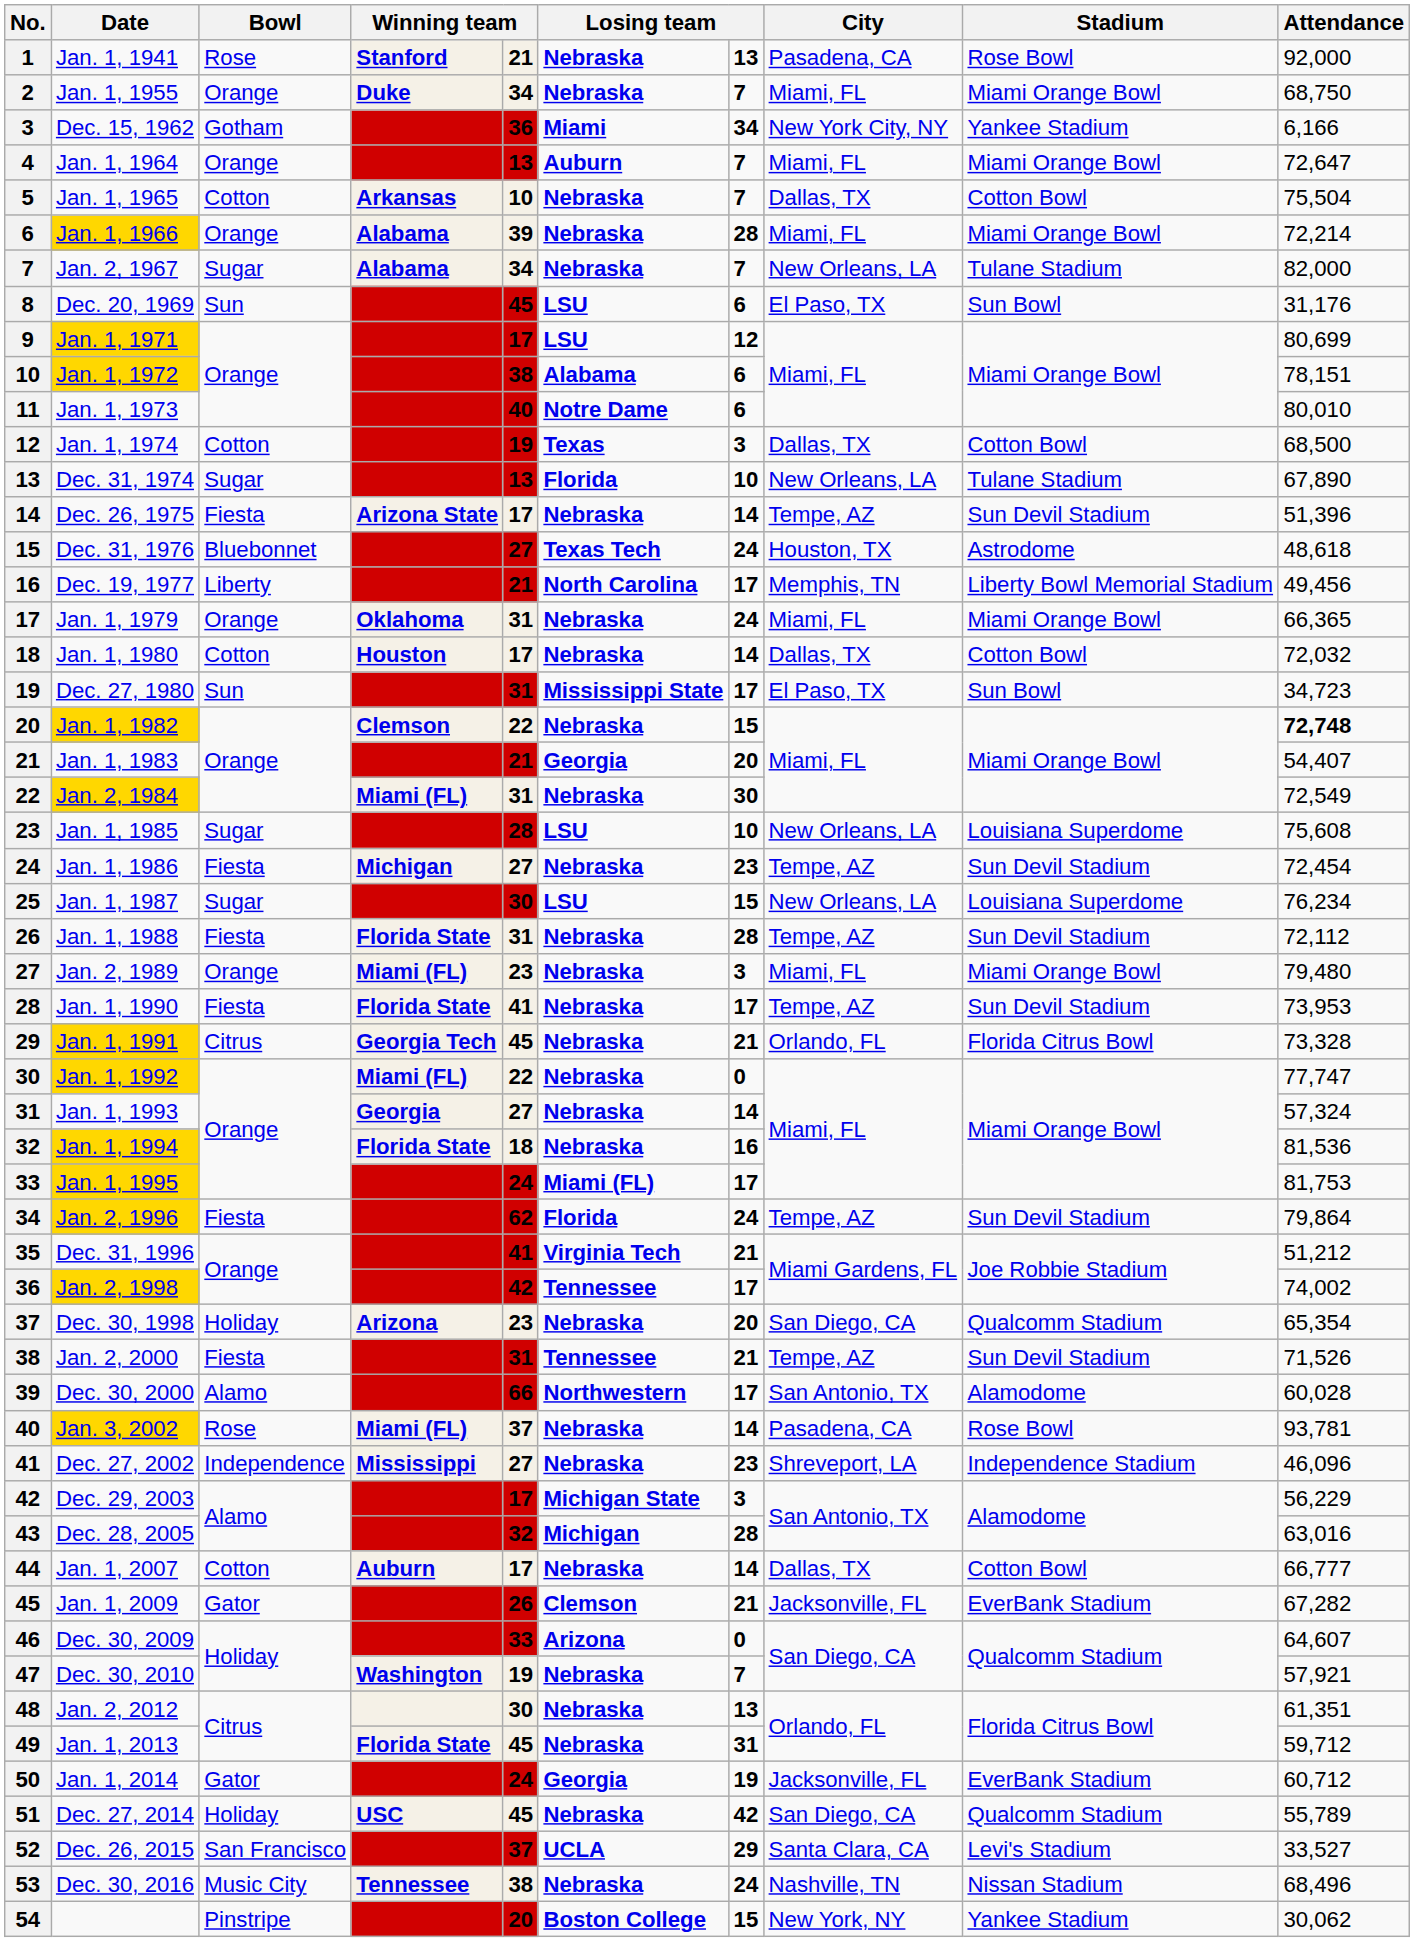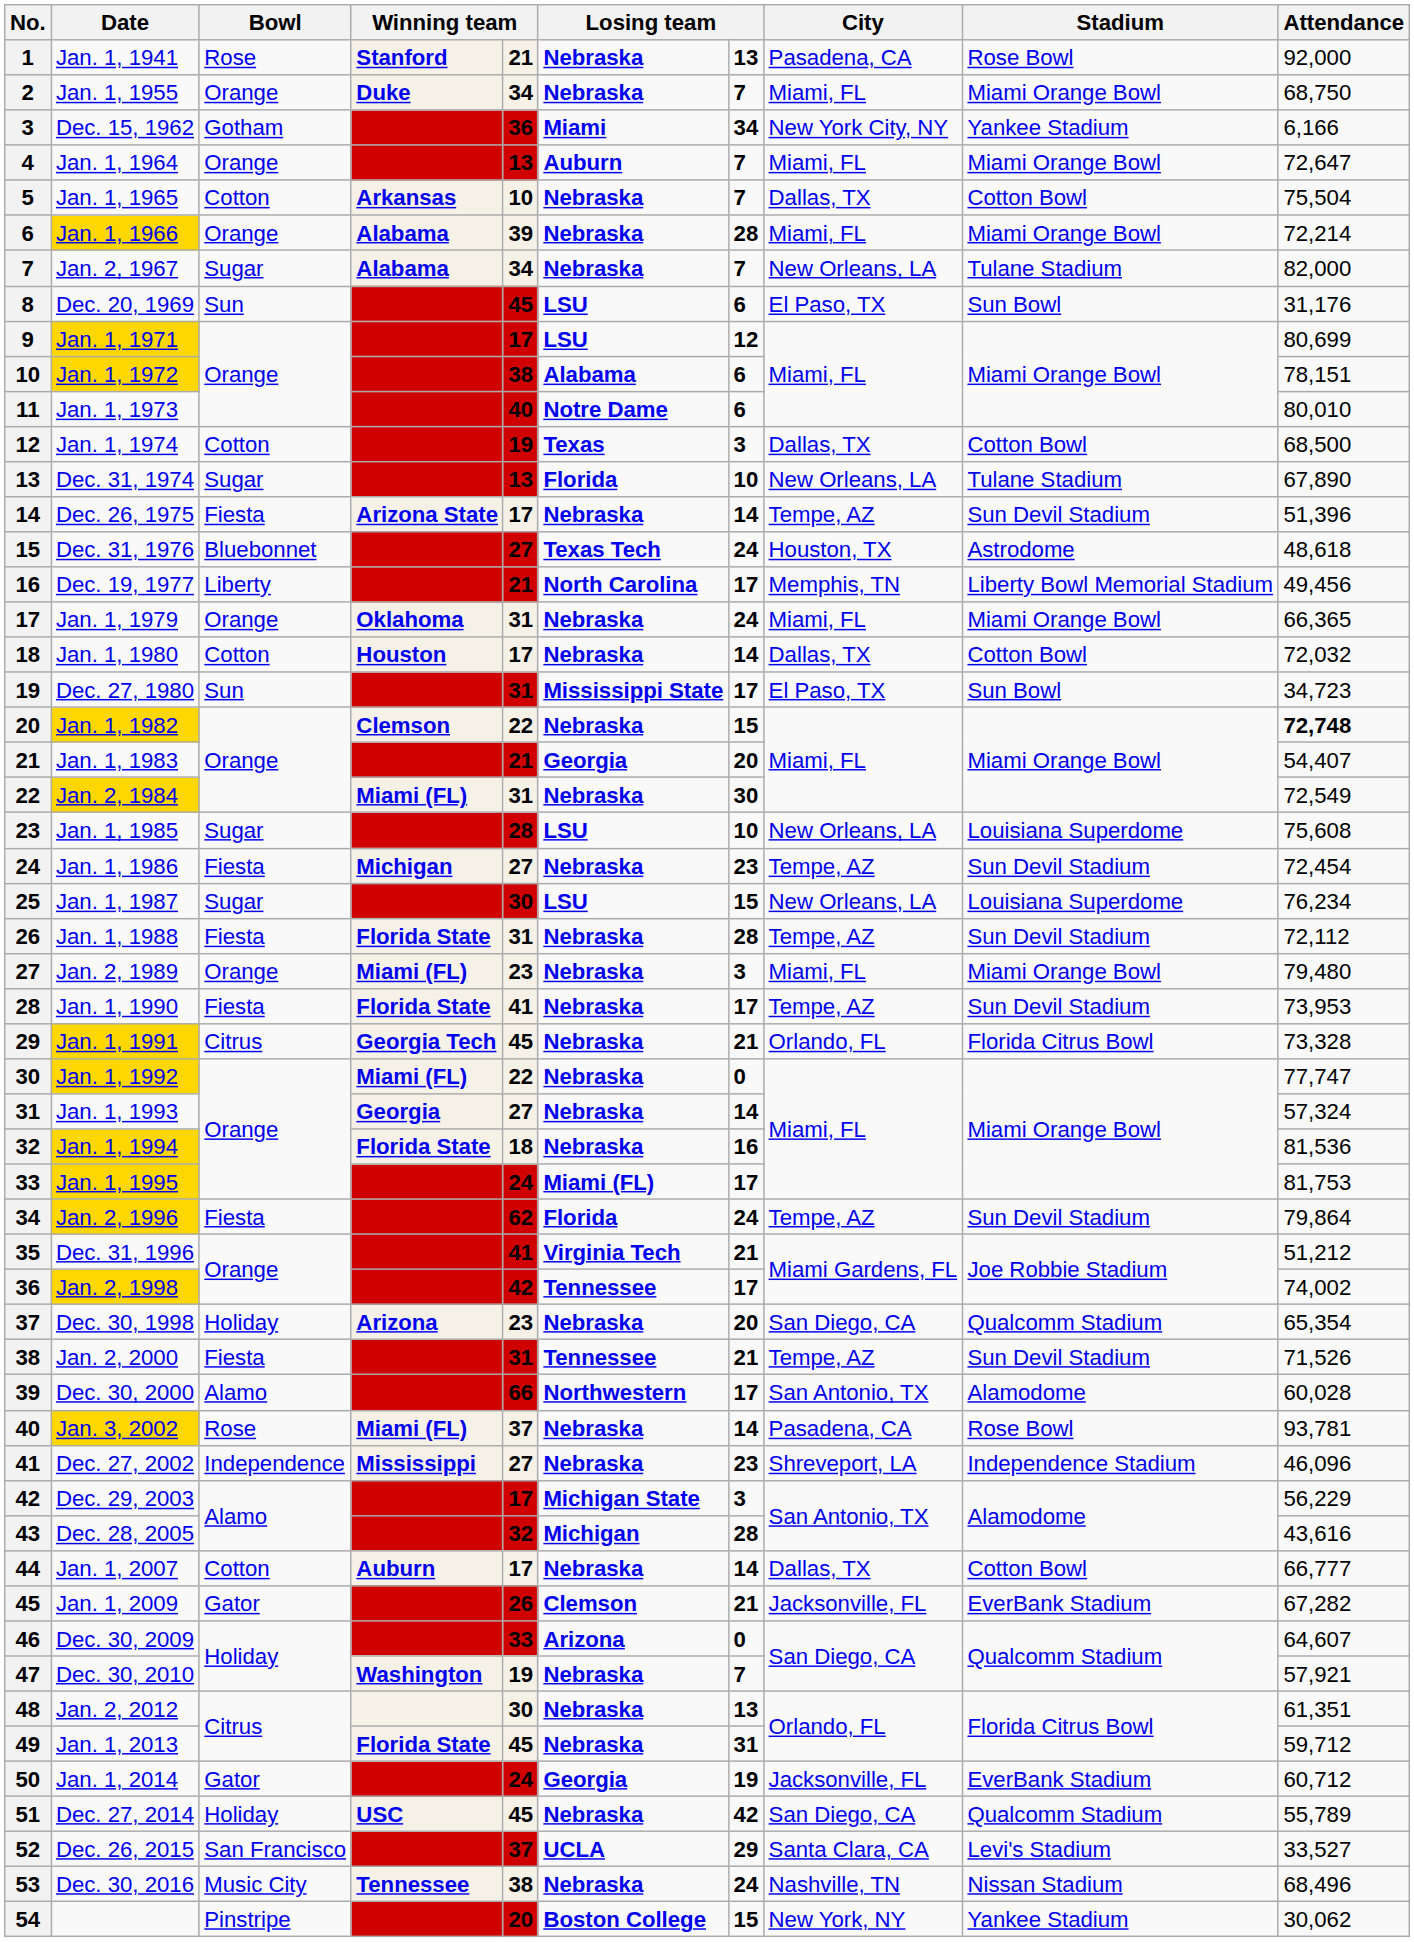(1317, 1533) 63,016 -> (1317, 1533) 43,616
